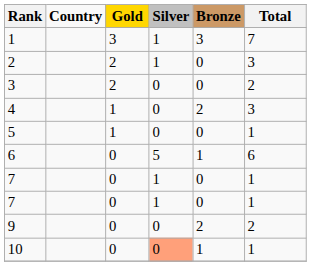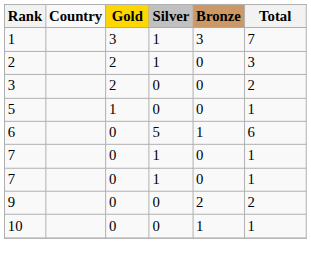- row: (12, 109)
(156, 249) lightsalmon background -> (156, 226) no background
